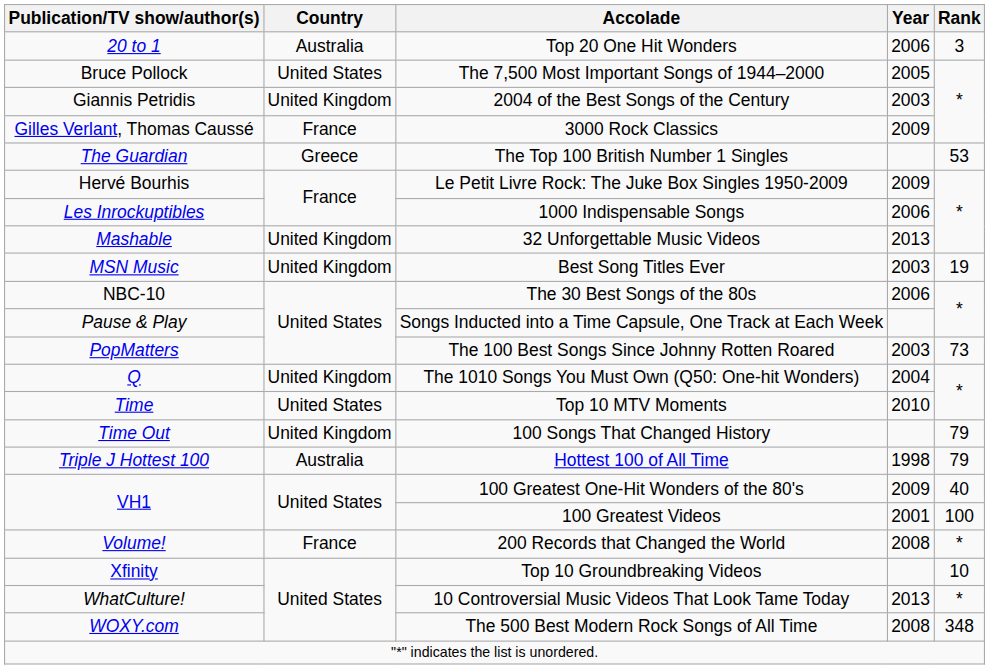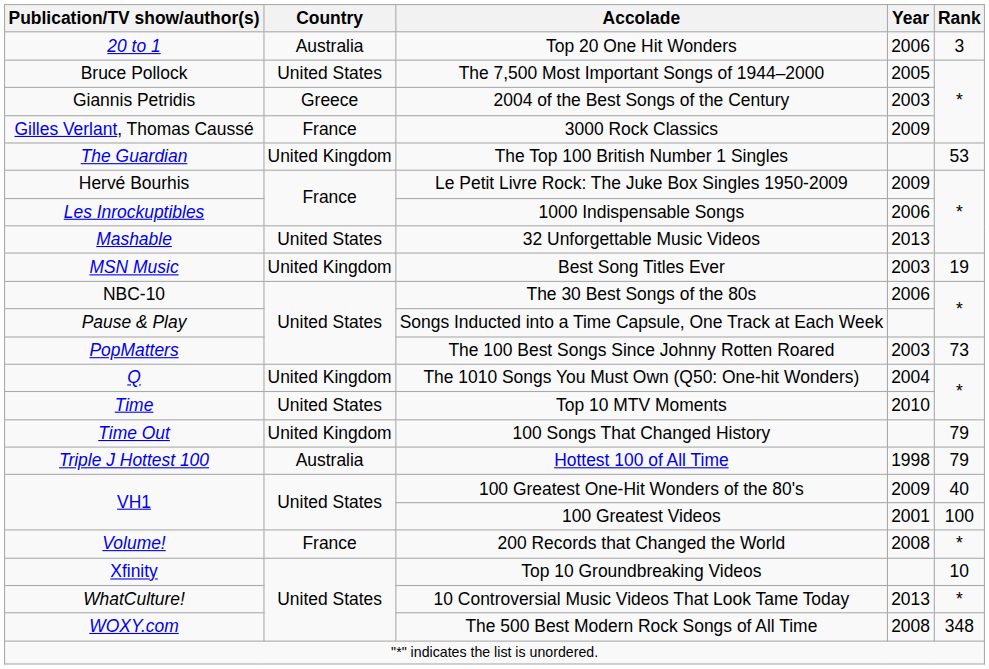(330, 101) United Kingdom -> (330, 101) Greece
(330, 156) Greece -> (330, 156) United Kingdom
(330, 239) United Kingdom -> (330, 239) United States
